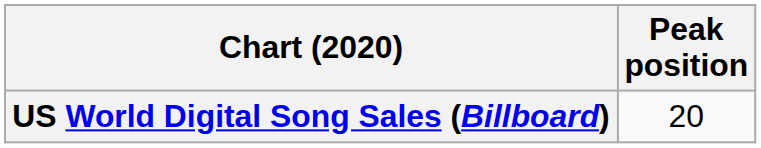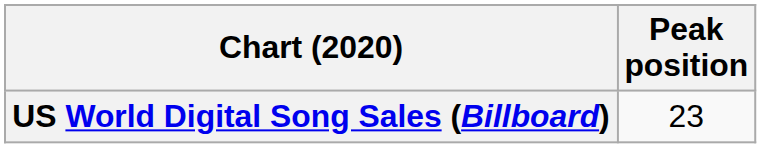(686, 116) 20 -> (686, 116) 23
